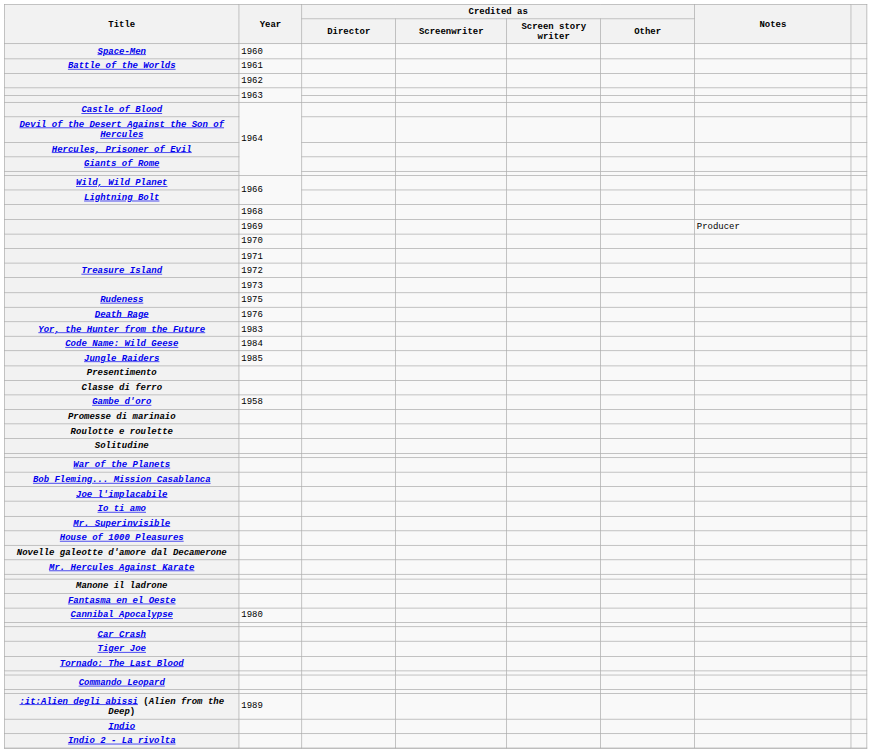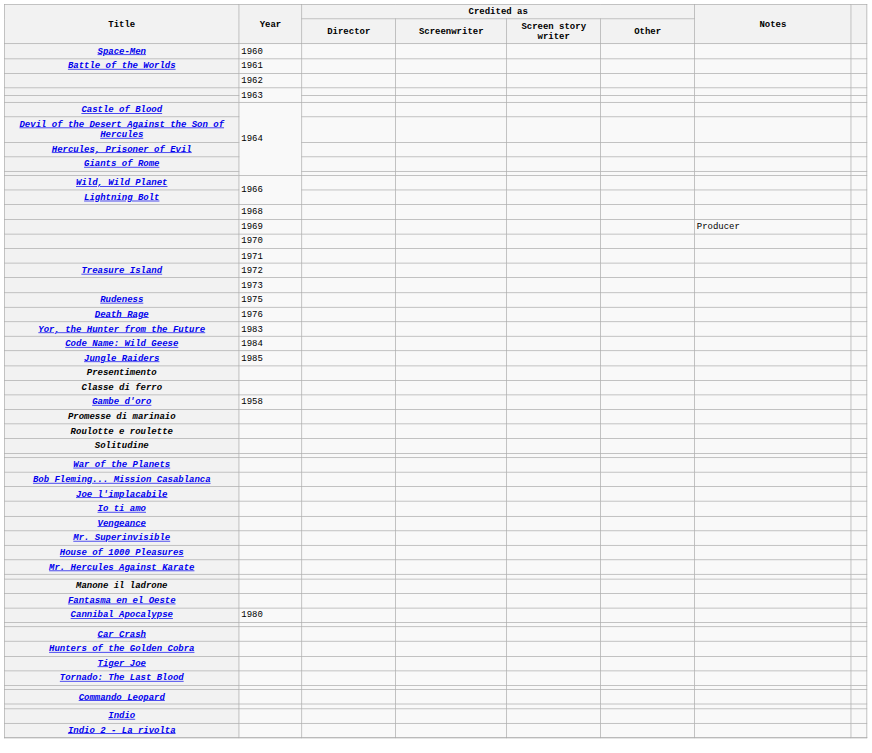+ row: (122, 523)
- row: (122, 553)
+ row: (122, 649)
- row: (122, 706)
